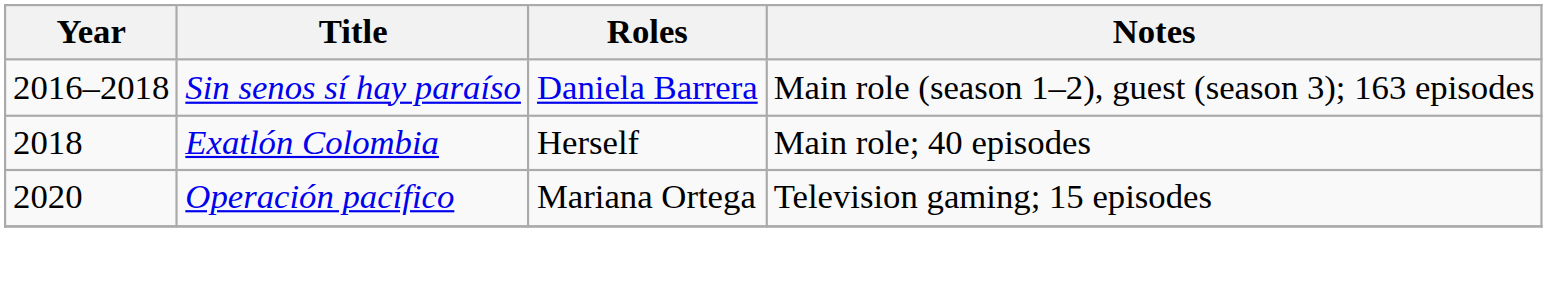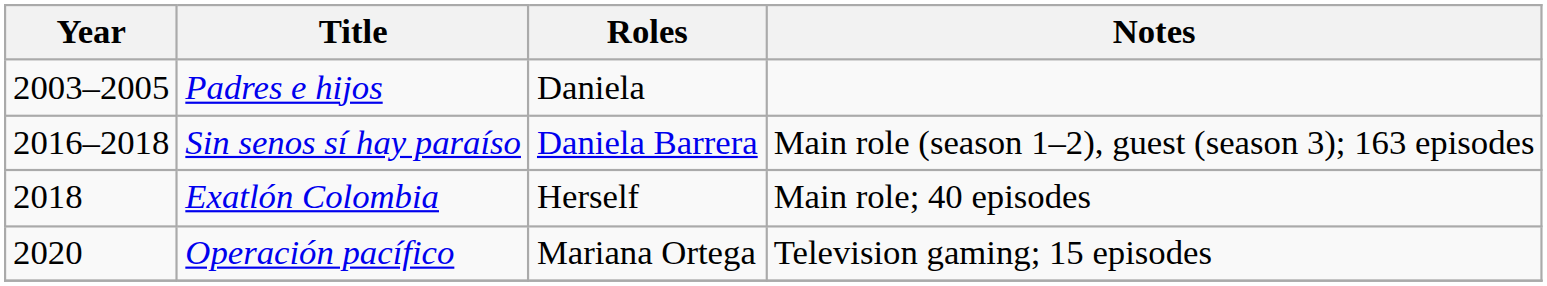+ row: (284, 87)
